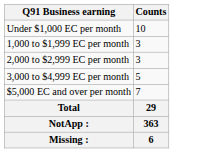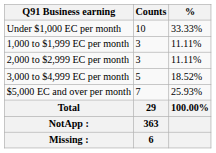+ column: (190, 12)
